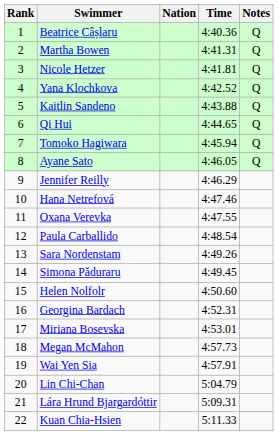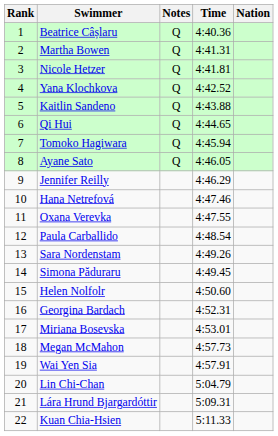columns swapped: (179, 13) <-> (256, 13)
